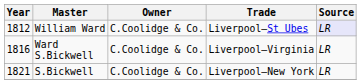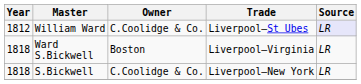(18, 50) 1816 -> (18, 50) 1818
(157, 50) C.Coolidge & Co. -> (128, 50) Boston
(18, 71) 1821 -> (18, 71) 1818
